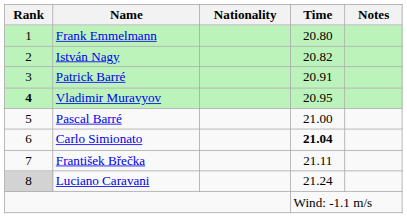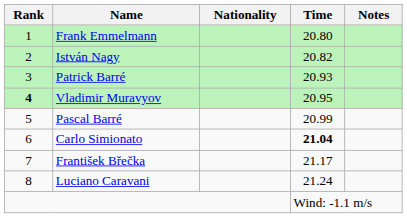(318, 77) 20.91 -> (318, 77) 20.93
(318, 118) 21.00 -> (318, 118) 20.99
(318, 160) 21.11 -> (318, 160) 21.17
(29, 181) lightgrey background -> (29, 181) no background
